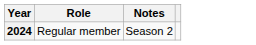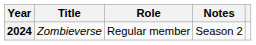+ column: (69, 13)
